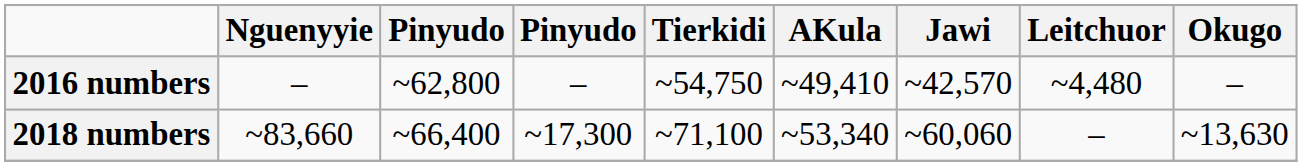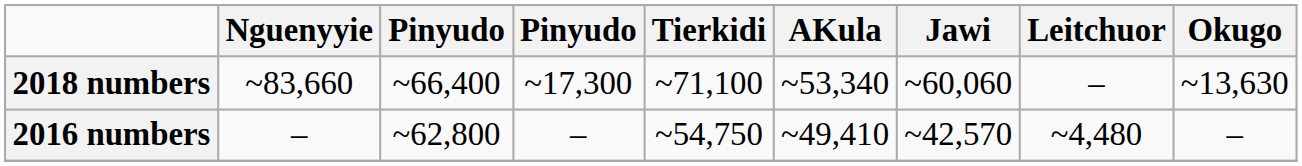rows swapped: (111, 82) <-> (111, 134)
